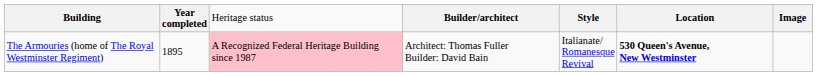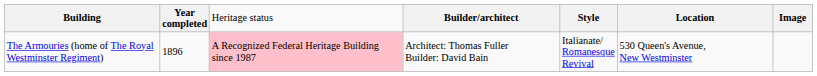(172, 51) 1895 -> (172, 51) 1896
(664, 51) bold -> (663, 51) normal
